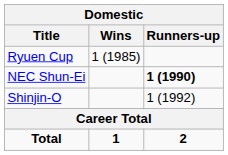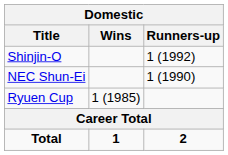rows swapped: (40, 56) <-> (34, 98)
(171, 77) bold -> (171, 77) normal
